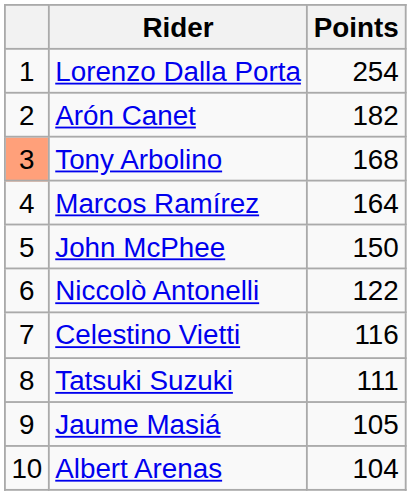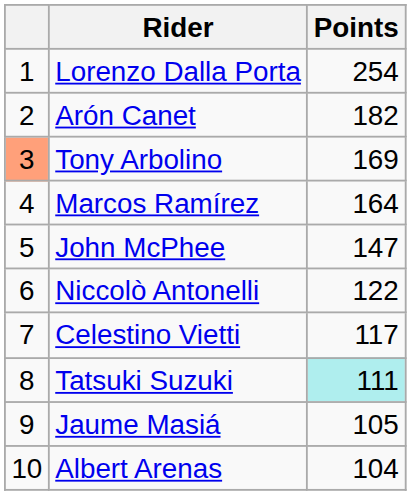(376, 159) 168 -> (376, 159) 169
(376, 247) 150 -> (376, 247) 147
(377, 335) 116 -> (377, 335) 117
(378, 379) no background -> (378, 379) paleturquoise background
